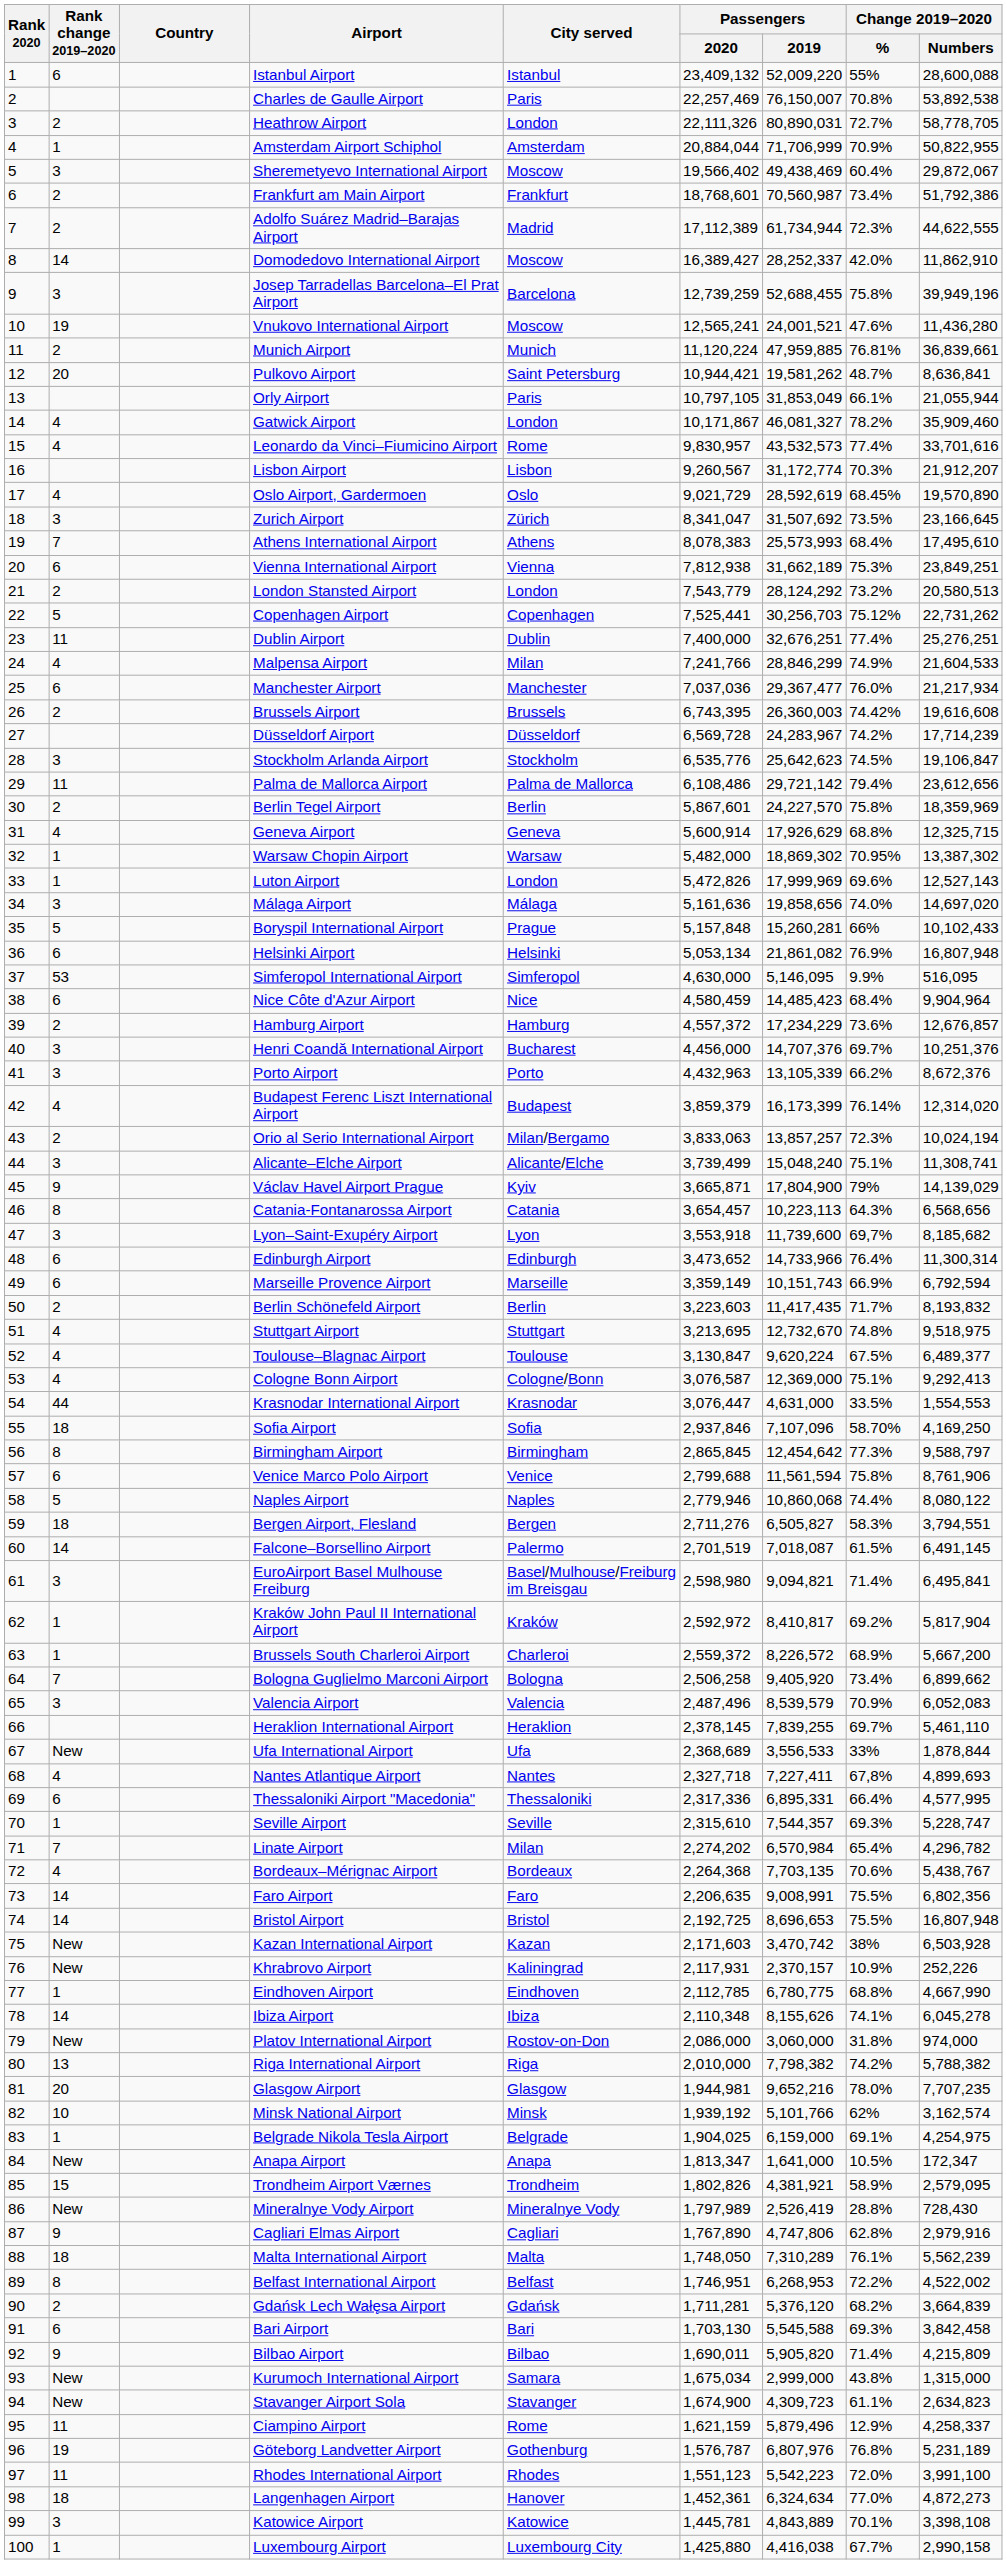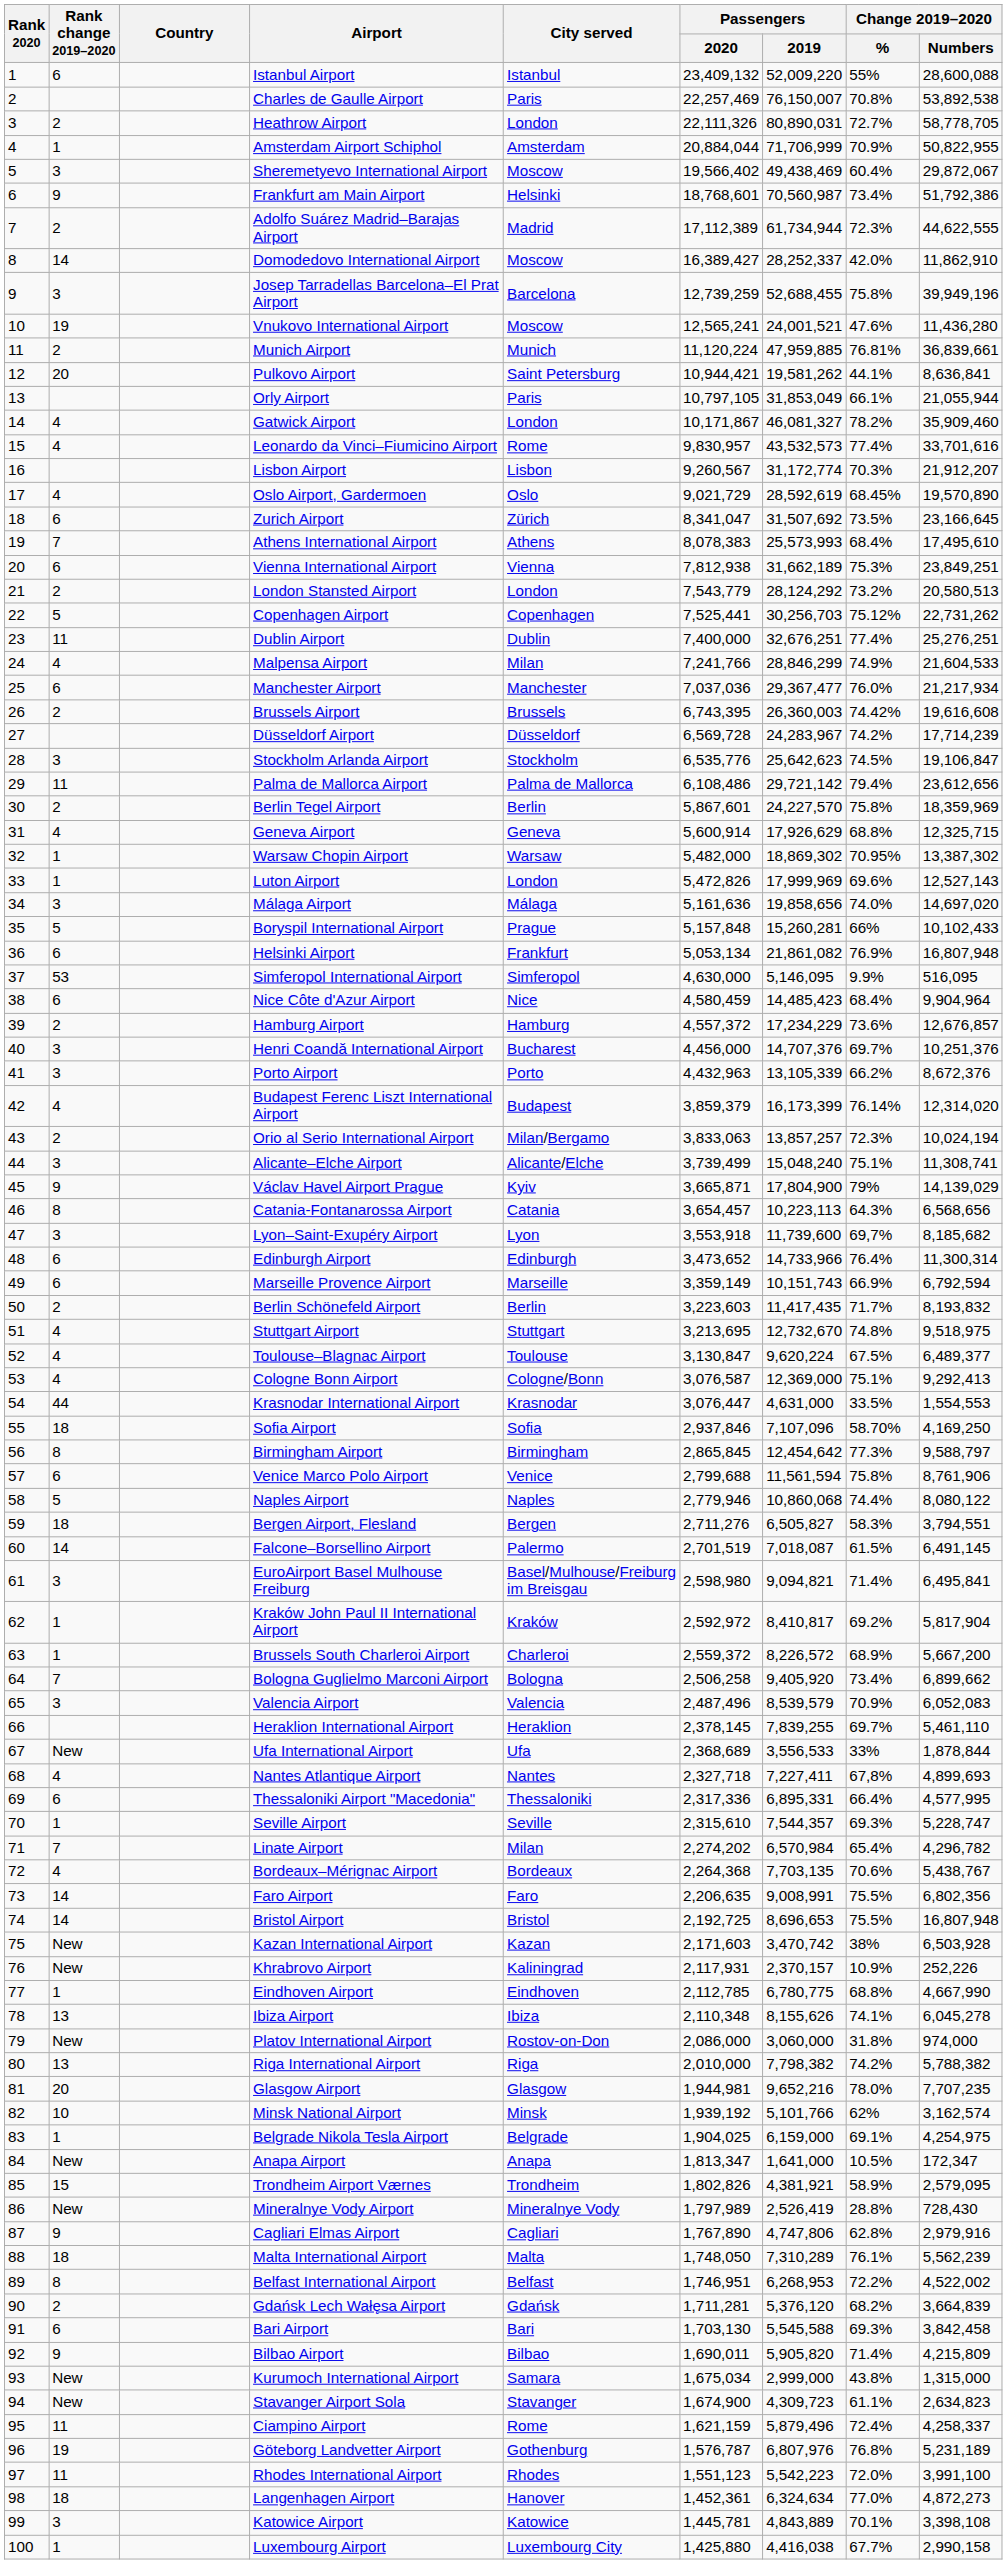(56, 195) 2 -> (56, 195) 9
(537, 195) Frankfurt -> (534, 195) Helsinki
(871, 374) 48.7% -> (871, 374) 44.1%
(56, 518) 3 -> (56, 518) 6
(534, 952) Helsinki -> (537, 952) Frankfurt
(61, 2016) 14 -> (61, 2016) 13
(871, 2426) 12.9% -> (871, 2426) 72.4%
